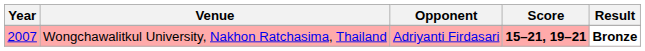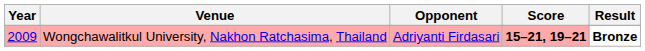(22, 36) 2007 -> (22, 36) 2009
